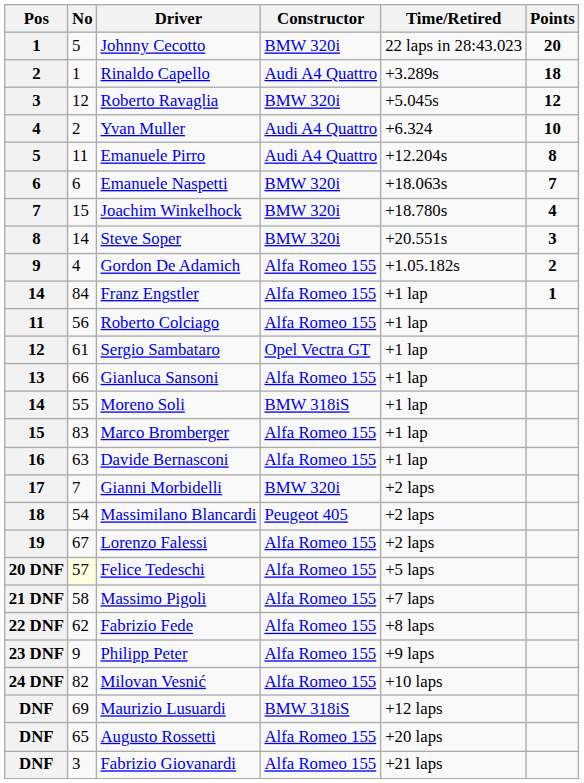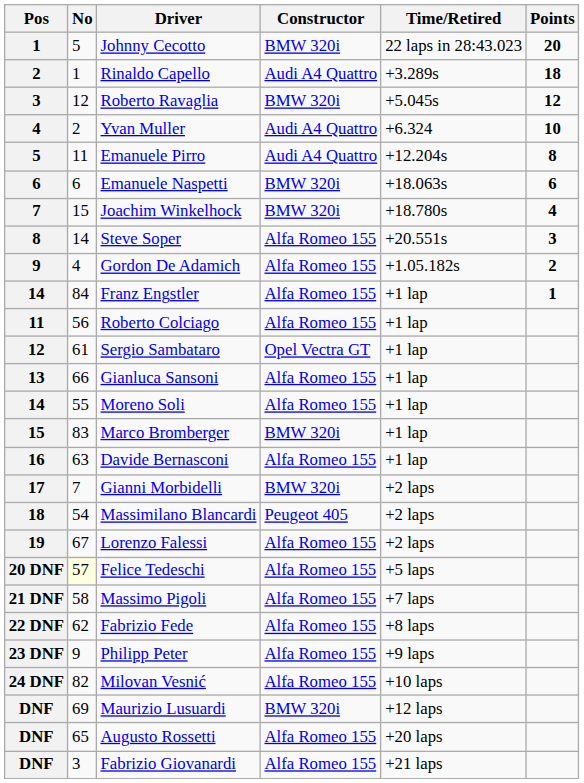(552, 183) 7 -> (552, 183) 6
(302, 239) BMW 320i -> (320, 239) Alfa Romeo 155
(307, 404) BMW 318iS -> (320, 404) Alfa Romeo 155
(320, 432) Alfa Romeo 155 -> (302, 432) BMW 320i
(307, 708) BMW 318iS -> (302, 708) BMW 320i
